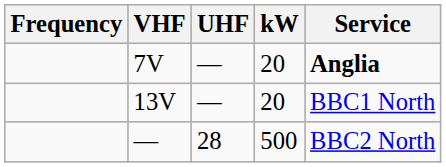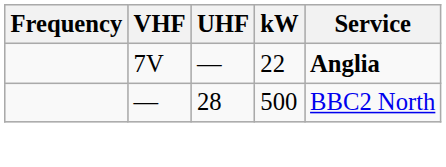(273, 63) 20 -> (273, 63) 22
- row: (155, 102)
